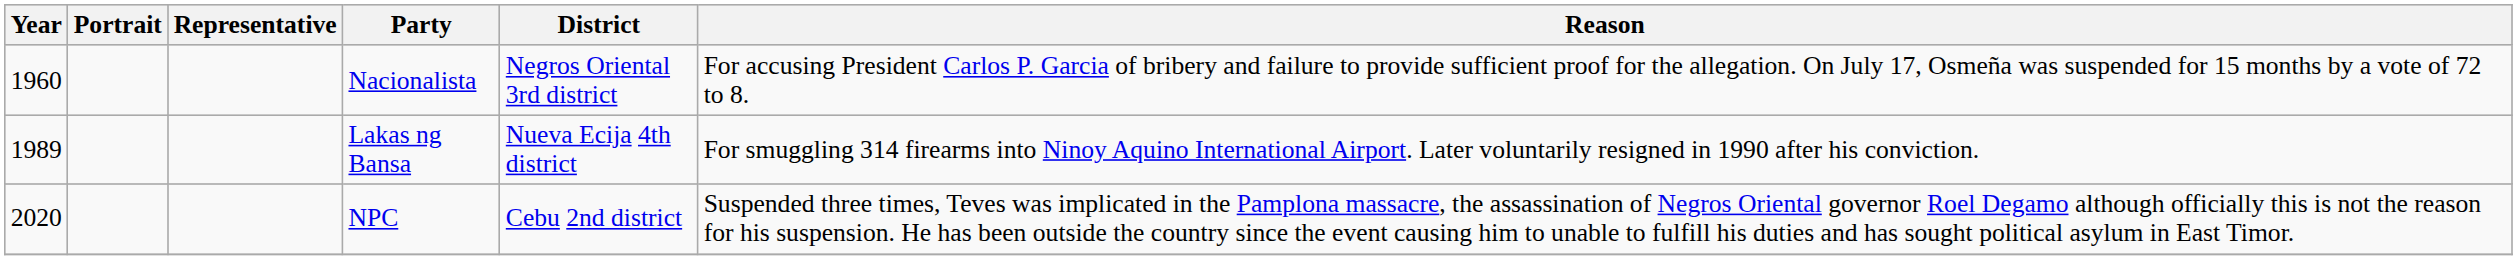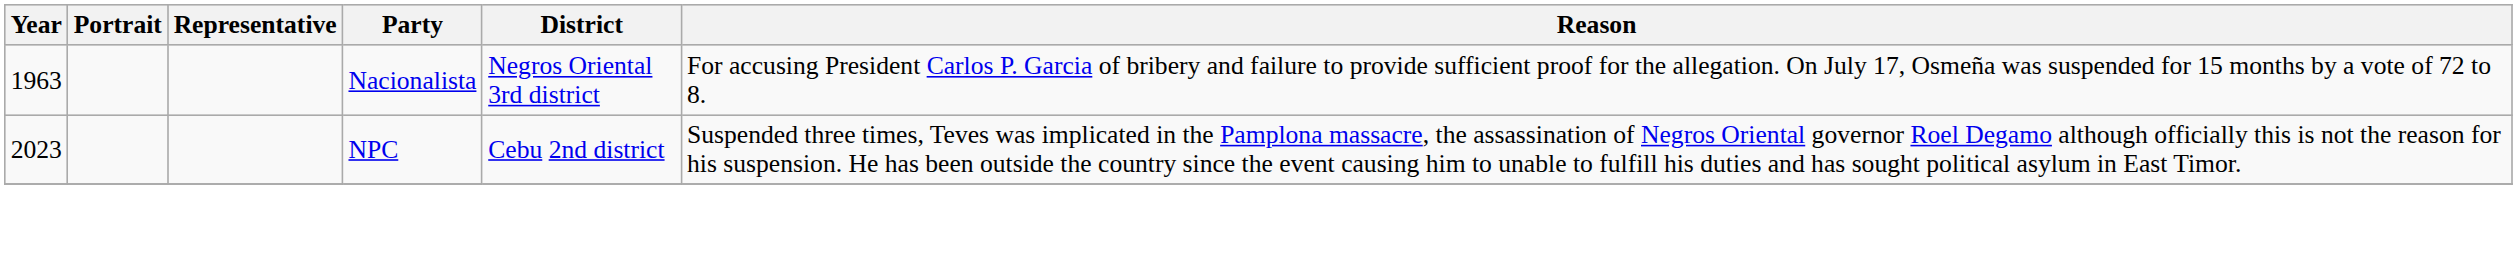(36, 79) 1960 -> (36, 79) 1963
- row: (395, 149)
(36, 218) 2020 -> (36, 149) 2023
